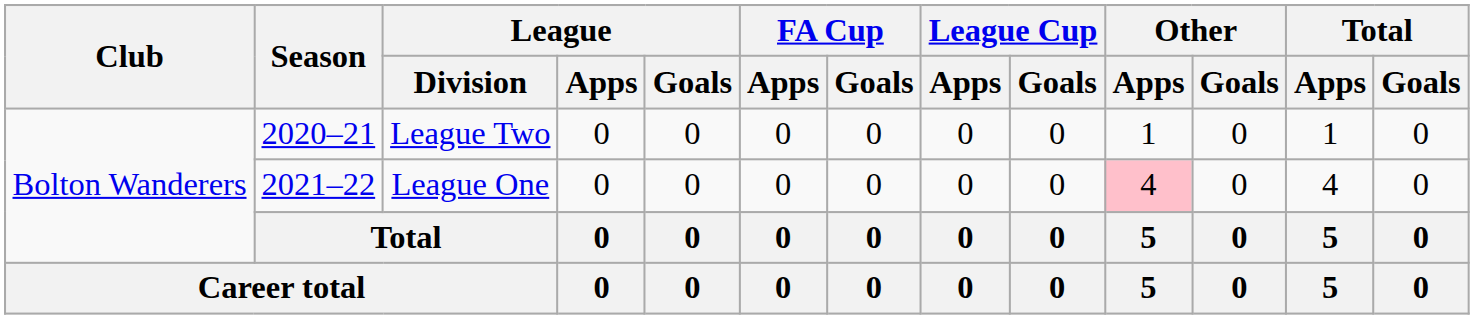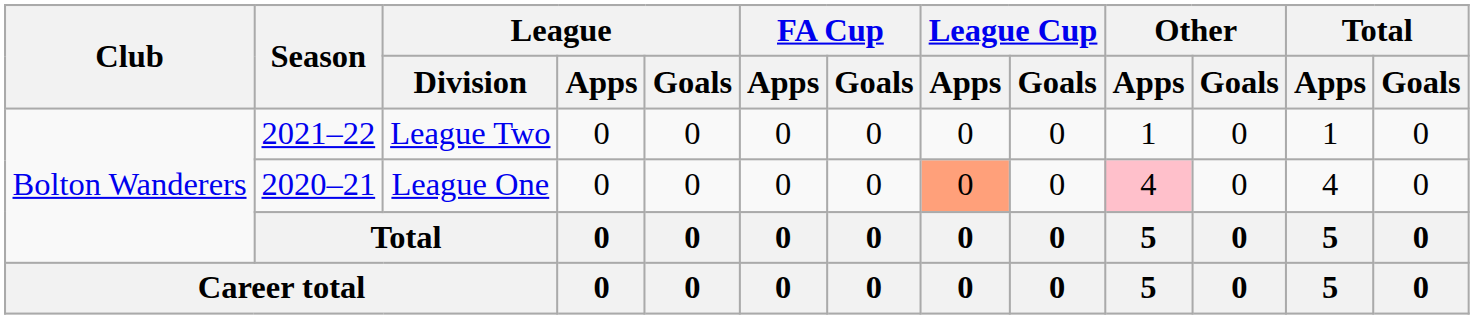(318, 133) 2020–21 -> (318, 133) 2021–22
(318, 184) 2021–22 -> (318, 184) 2020–21
(965, 184) no background -> (965, 184) lightsalmon background
